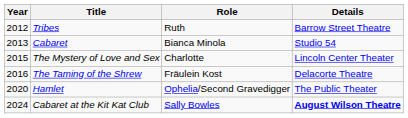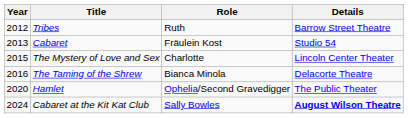(195, 43) Bianca Minola -> (193, 43) Fräulein Kost
(193, 74) Fräulein Kost -> (195, 74) Bianca Minola
